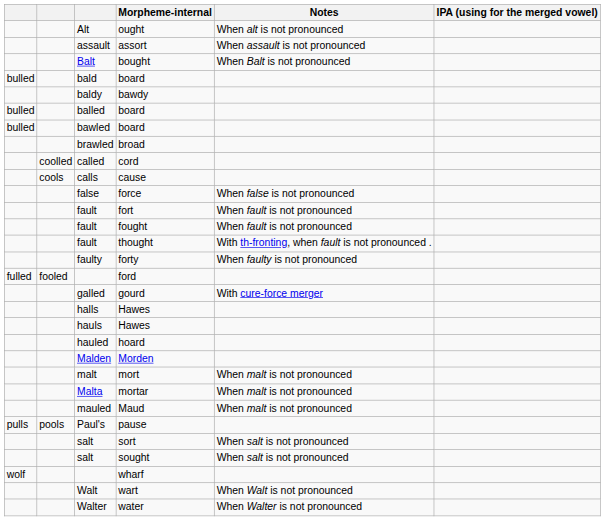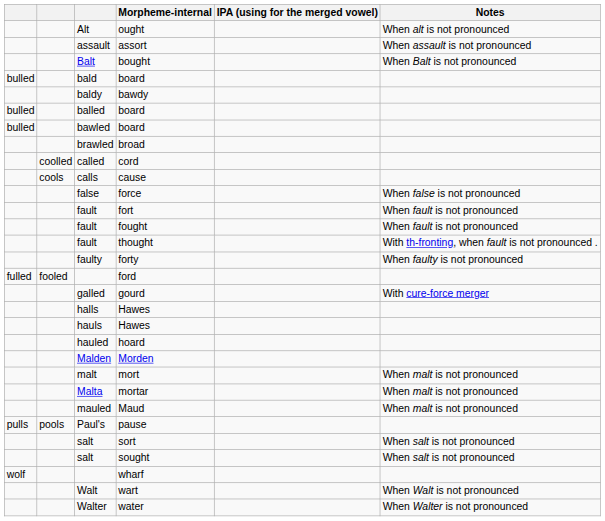columns swapped: (517, 12) <-> (324, 12)
